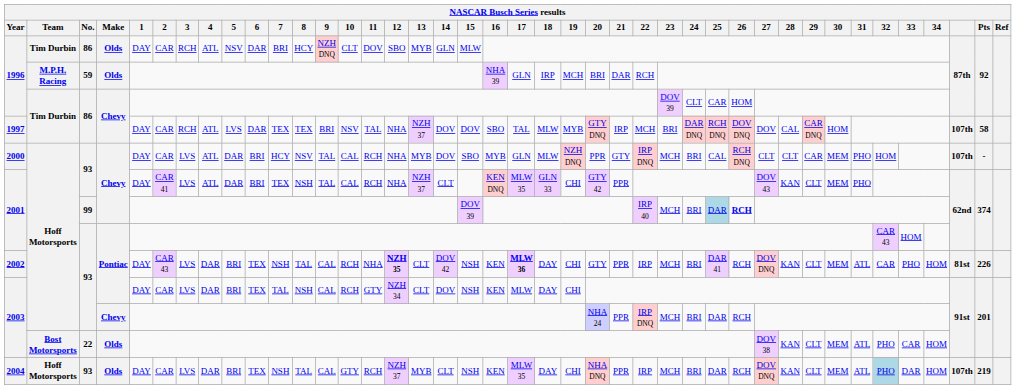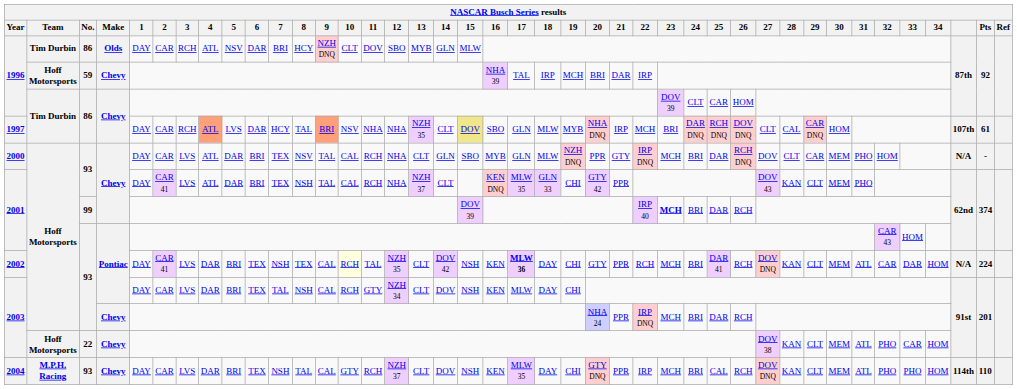(53, 75) M.P.H. Racing -> (53, 75) Hoff Motorsports
(113, 75) Olds -> (113, 75) Chevy
(521, 75) GLN -> (521, 75) TAL
(645, 75) RCH -> (645, 75) IRP
(210, 129) no background -> (210, 129) lightsalmon background
(280, 129) TEX -> (280, 129) HCY
(304, 129) TEX -> (304, 129) TAL
(327, 129) no background -> (327, 129) lightsalmon background
(373, 129) TAL -> (373, 129) NHA
(421, 129) NZH 37 -> (421, 129) NZH 35
(446, 129) DOV -> (446, 129) CLT
(470, 129) no background -> (470, 129) khaki background
(521, 129) TAL -> (521, 129) GLN
(597, 129) GTY DNQ -> (597, 129) NHA DNQ
(766, 129) DOV -> (768, 129) CLT
(984, 129) 58 -> (985, 129) 61
(280, 156) HCY -> (280, 156) TEX
(421, 156) MYB -> (421, 156) CLT
(446, 156) DOV -> (446, 156) GLN
(717, 156) CAL -> (719, 156) DAR
(766, 156) CLT -> (768, 156) DOV
(962, 156) 107th -> (964, 156) N/A
(670, 210) normal -> (671, 210) bold
(717, 210) lightblue background -> (719, 210) no background
(742, 210) bold -> (743, 210) normal
(164, 263) CAR 43 -> (164, 263) CAR 41
(304, 263) TAL -> (304, 263) TEX
(350, 263) no background -> (350, 263) lightyellow background
(373, 263) NHA -> (373, 263) TAL
(397, 263) bold -> (397, 263) normal
(645, 263) IRP -> (645, 263) RCH
(911, 263) PHO -> (913, 263) DAR
(962, 263) 81st -> (964, 263) N/A
(984, 263) 226 -> (985, 263) 224
(53, 344) Bost Motorsports -> (53, 344) Hoff Motorsports
(113, 344) Olds -> (113, 344) Chevy
(53, 371) Hoff Motorsports -> (53, 371) M.P.H. Racing
(113, 371) Olds -> (113, 371) Chevy
(421, 371) MYB -> (421, 371) CLT
(446, 371) CLT -> (446, 371) DOV
(597, 370) NHA DNQ -> (597, 370) GTY DNQ
(717, 371) DAR -> (719, 371) CAL
(886, 371) lightblue background -> (887, 371) no background
(911, 371) DAR -> (913, 371) PHO
(962, 371) 107th -> (964, 371) 114th
(984, 371) 219 -> (985, 371) 110
